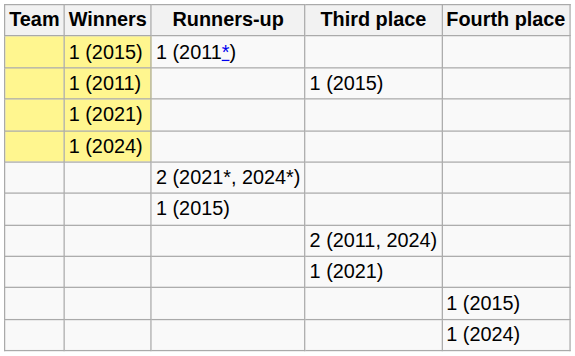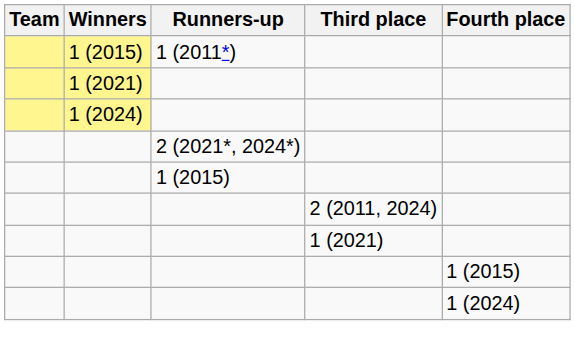- row: (105, 83)
